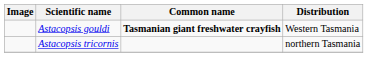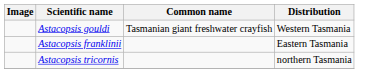(202, 28) bold -> (199, 28) normal
+ row: (80, 44)
